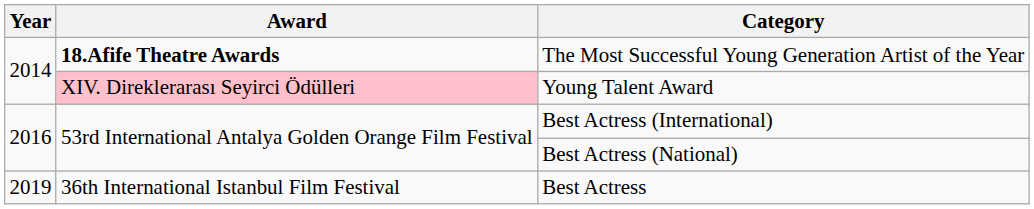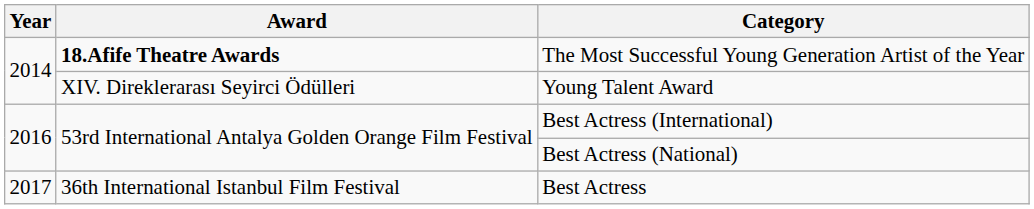(208, 87) pink background -> (208, 87) no background
(30, 187) 2019 -> (30, 187) 2017
